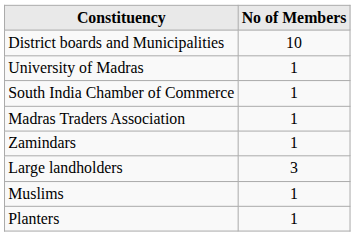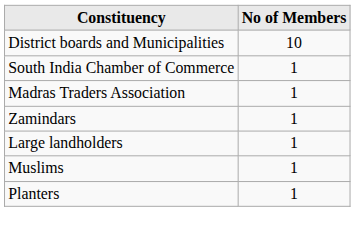- row: (76, 68)
(294, 168) 3 -> (294, 143) 1
